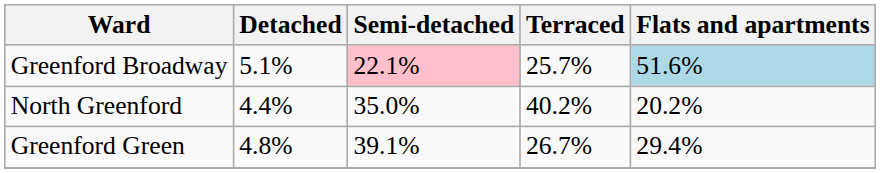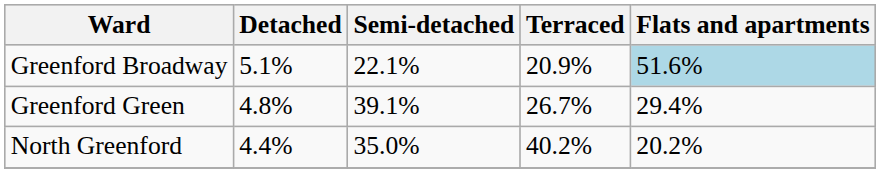(387, 65) pink background -> (387, 65) no background
(559, 65) 25.7% -> (559, 65) 20.9%
rows swapped: (98, 146) <-> (96, 106)
